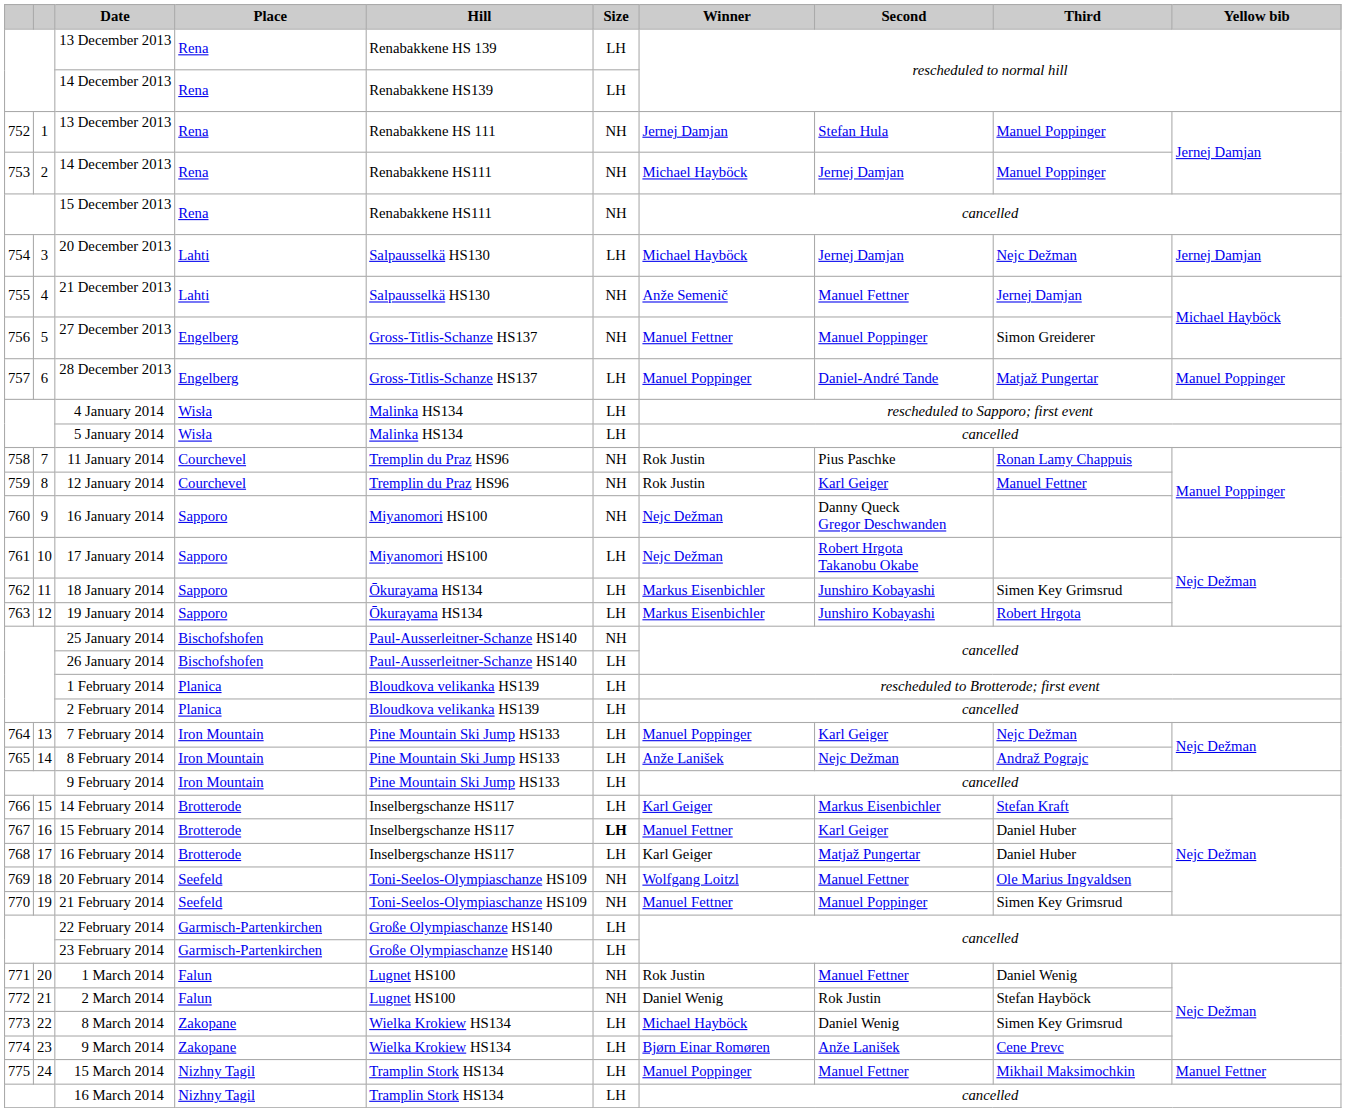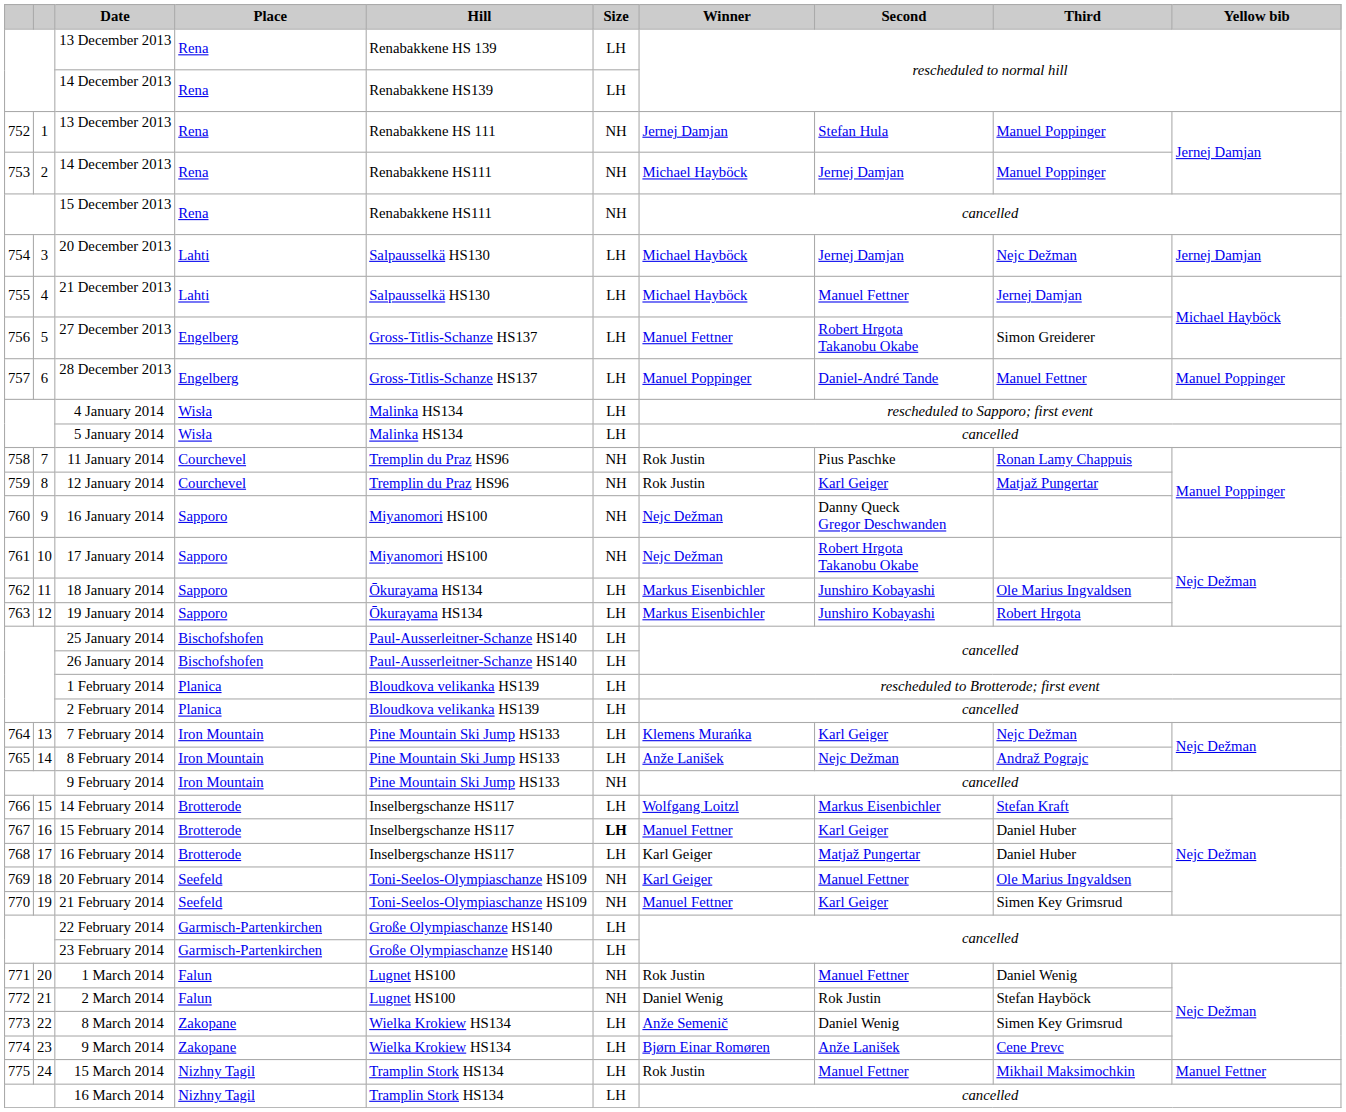(616, 296) NH -> (616, 296) LH
(685, 296) Anže Semenič -> (695, 296) Michael Hayböck
(616, 337) NH -> (616, 337) LH
(873, 337) Manuel Poppinger -> (868, 337) Robert Hrgota Takanobu Okabe
(1047, 378) Matjaž Pungertar -> (1042, 378) Manuel Fettner
(1042, 483) Manuel Fettner -> (1047, 483) Matjaž Pungertar
(616, 557) LH -> (616, 557) NH
(1059, 589) Simen Key Grimsrud -> (1064, 589) Ole Marius Ingvaldsen
(616, 637) NH -> (616, 637) LH
(697, 734) Manuel Poppinger -> (697, 734) Klemens Murańka
(616, 782) LH -> (616, 782) NH
(677, 806) Karl Geiger -> (691, 806) Wolfgang Loitzl
(691, 878) Wolfgang Loitzl -> (677, 878) Karl Geiger
(873, 902) Manuel Poppinger -> (853, 902) Karl Geiger
(695, 1023) Michael Hayböck -> (685, 1023) Anže Semenič
(697, 1071) Manuel Poppinger -> (674, 1071) Rok Justin
